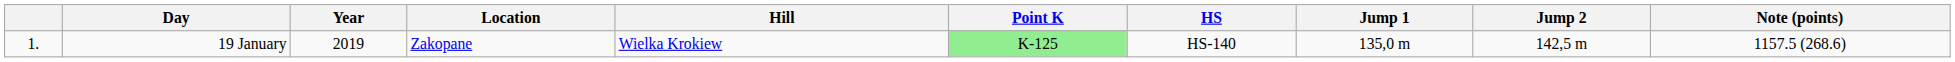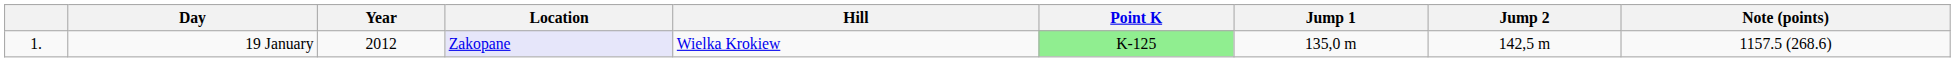- column: (1212, 17)
(348, 43) 2019 -> (381, 43) 2012
(441, 43) no background -> (480, 43) lavender background
